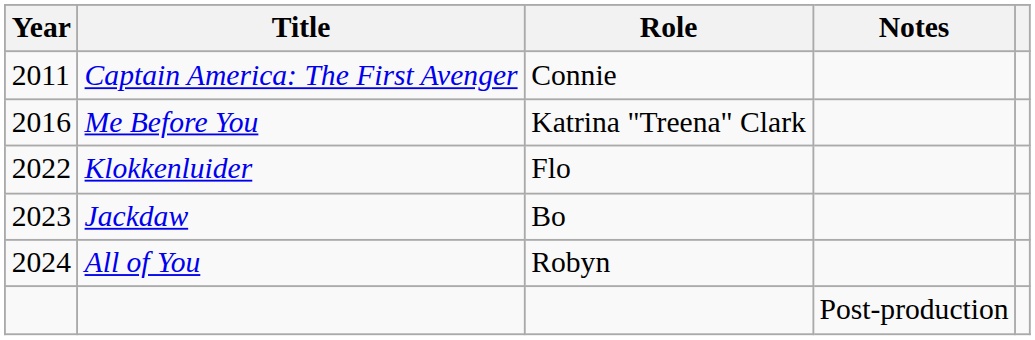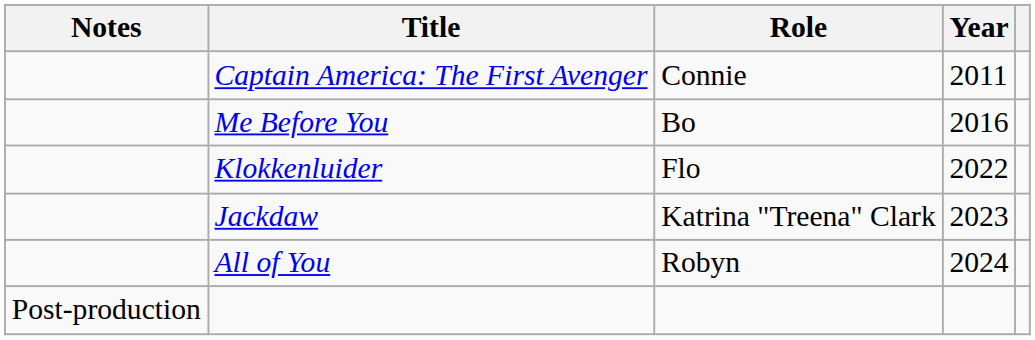columns swapped: (41, 27) <-> (914, 27)
(669, 121) Katrina "Treena" Clark -> (678, 121) Bo
(549, 215) Bo -> (798, 215) Katrina "Treena" Clark
